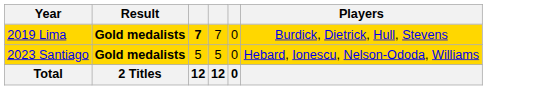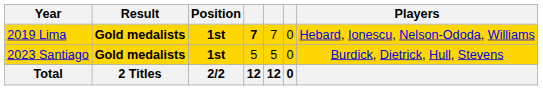+ column: (216, 14)
(361, 34) Burdick, Dietrick, Hull, Stevens -> (417, 34) Hebard, Ionescu, Nelson-Ododa, Williams
(361, 54) Hebard, Ionescu, Nelson-Ododa, Williams -> (417, 54) Burdick, Dietrick, Hull, Stevens
